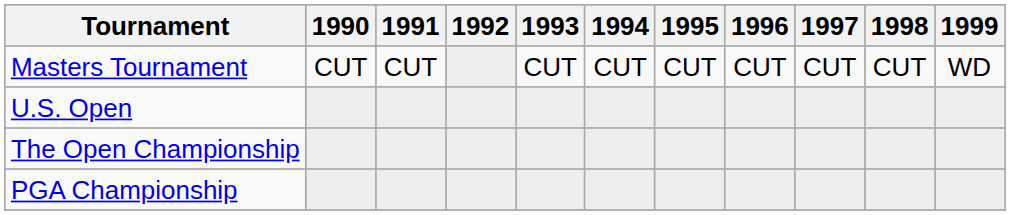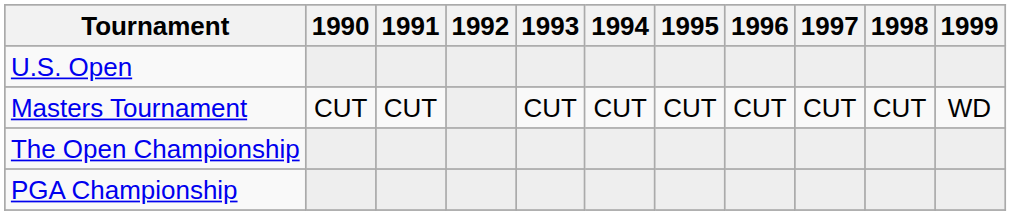rows swapped: (129, 67) <-> (72, 108)
